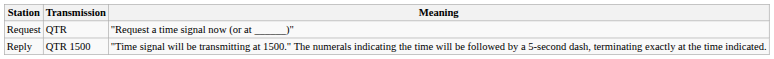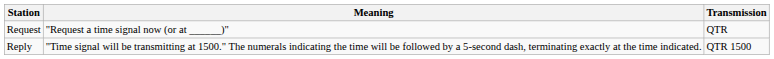columns swapped: (76, 12) <-> (439, 12)
